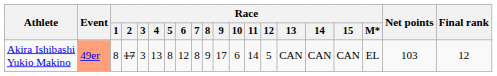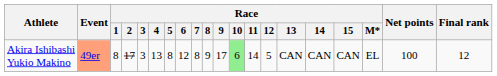(237, 56) no background -> (237, 56) lightgreen background
(409, 56) 103 -> (409, 56) 100
